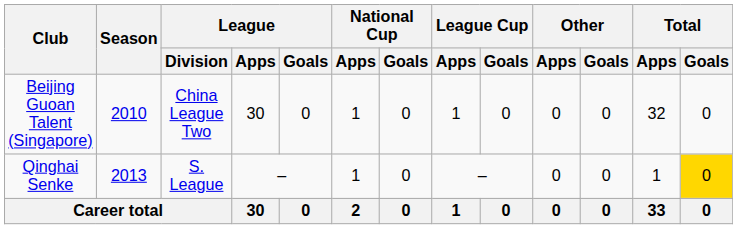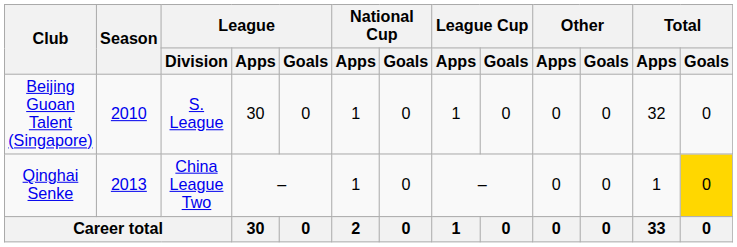(196, 114) China League Two -> (196, 114) S. League
(196, 176) S. League -> (196, 185) China League Two
